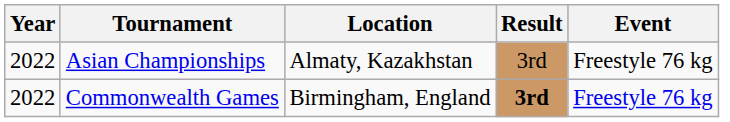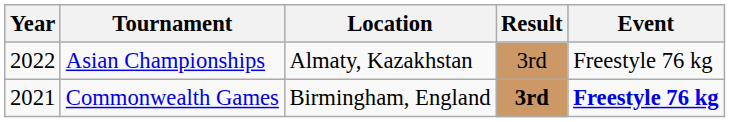(33, 98) 2022 -> (33, 98) 2021
(643, 98) normal -> (646, 98) bold
